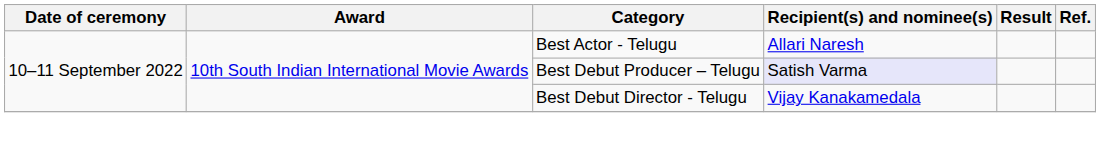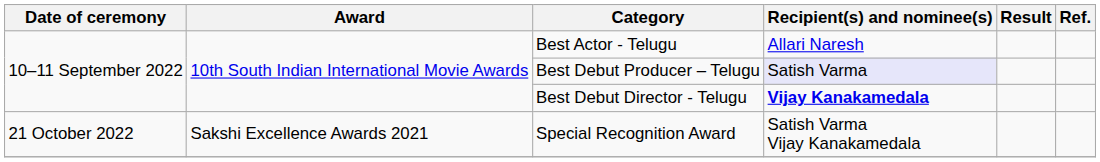(844, 97) normal -> (848, 97) bold
+ row: (636, 133)
